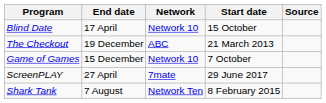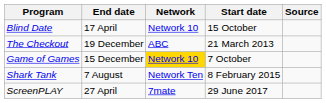(173, 59) no background -> (173, 59) gold background
rows swapped: (35, 75) <-> (32, 91)
